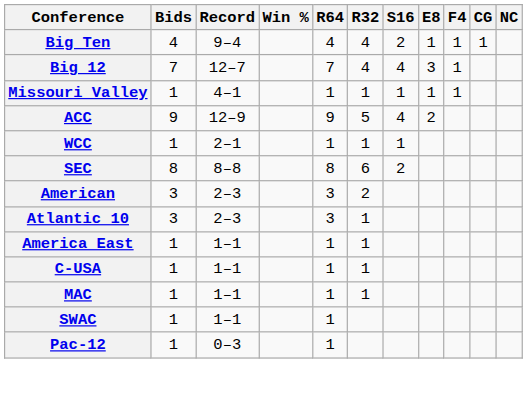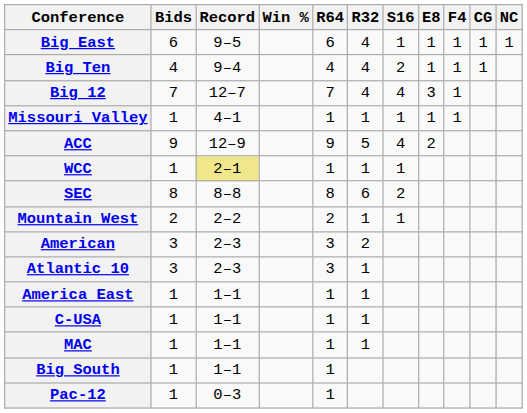+ row: (78, 42)
(227, 143) no background -> (227, 168) khaki background
+ row: (78, 219)
+ row: (78, 370)
- row: (78, 320)
